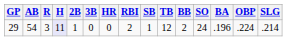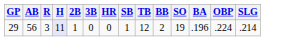- column: (130, 12)
(32, 28) 54 -> (32, 28) 56
(202, 28) 24 -> (180, 28) 19
